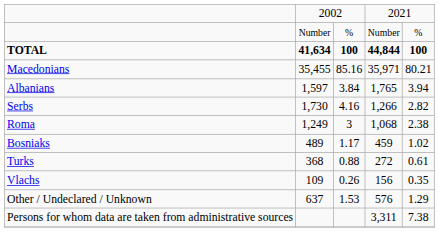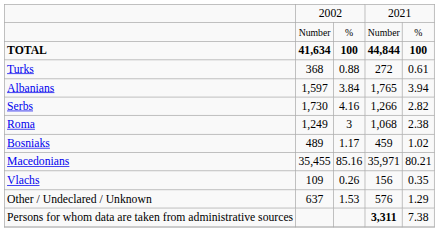rows swapped: (38, 69) <-> (20, 161)
(384, 217) normal -> (384, 217) bold
